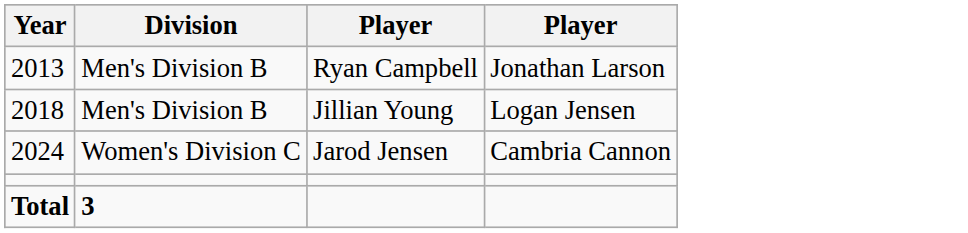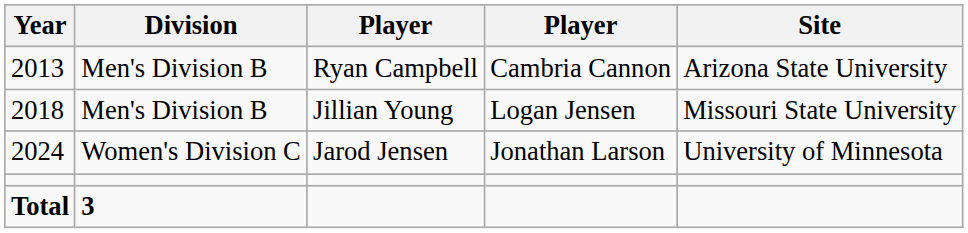+ column: (820, 25)
(578, 67) Jonathan Larson -> (581, 67) Cambria Cannon
(581, 151) Cambria Cannon -> (578, 151) Jonathan Larson
